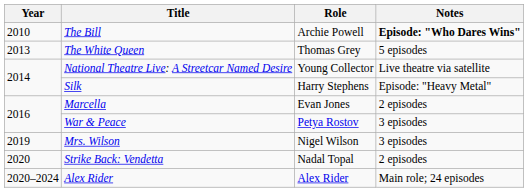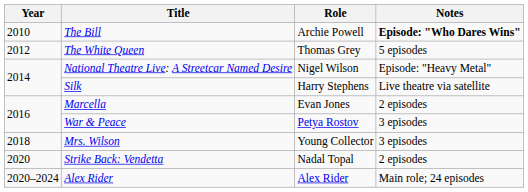(19, 50) 2013 -> (19, 50) 2012
(335, 68) Young Collector -> (328, 68) Nigel Wilson
(434, 68) Live theatre via satellite -> (435, 68) Episode: "Heavy Metal"
(435, 86) Episode: "Heavy Metal" -> (434, 86) Live theatre via satellite
(19, 141) 2019 -> (19, 141) 2018
(328, 141) Nigel Wilson -> (335, 141) Young Collector
